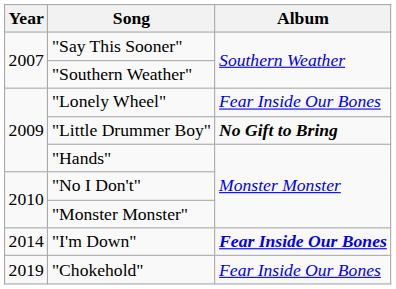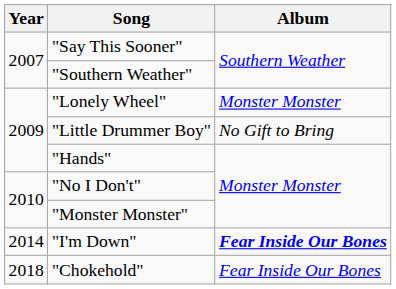(300, 102) Fear Inside Our Bones -> (280, 102) Monster Monster
(278, 130) bold -> (277, 130) normal
(26, 269) 2019 -> (26, 269) 2018
